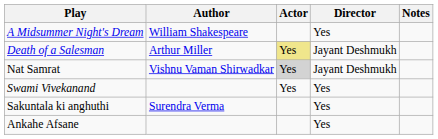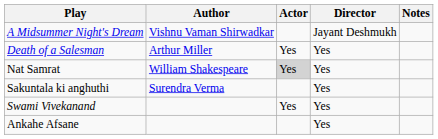(198, 32) William Shakespeare -> (211, 32) Vishnu Vaman Shirwadkar
(322, 32) Yes -> (355, 32) Jayant Deshmukh
(288, 50) khaki background -> (288, 50) no background
(355, 50) Jayant Deshmukh -> (322, 50) Yes
(211, 69) Vishnu Vaman Shirwadkar -> (198, 69) William Shakespeare
(355, 69) Jayant Deshmukh -> (322, 69) Yes
rows swapped: (58, 106) <-> (51, 87)
